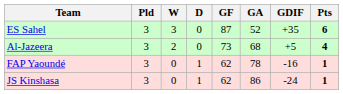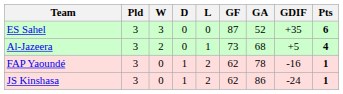+ column: (208, 13)
